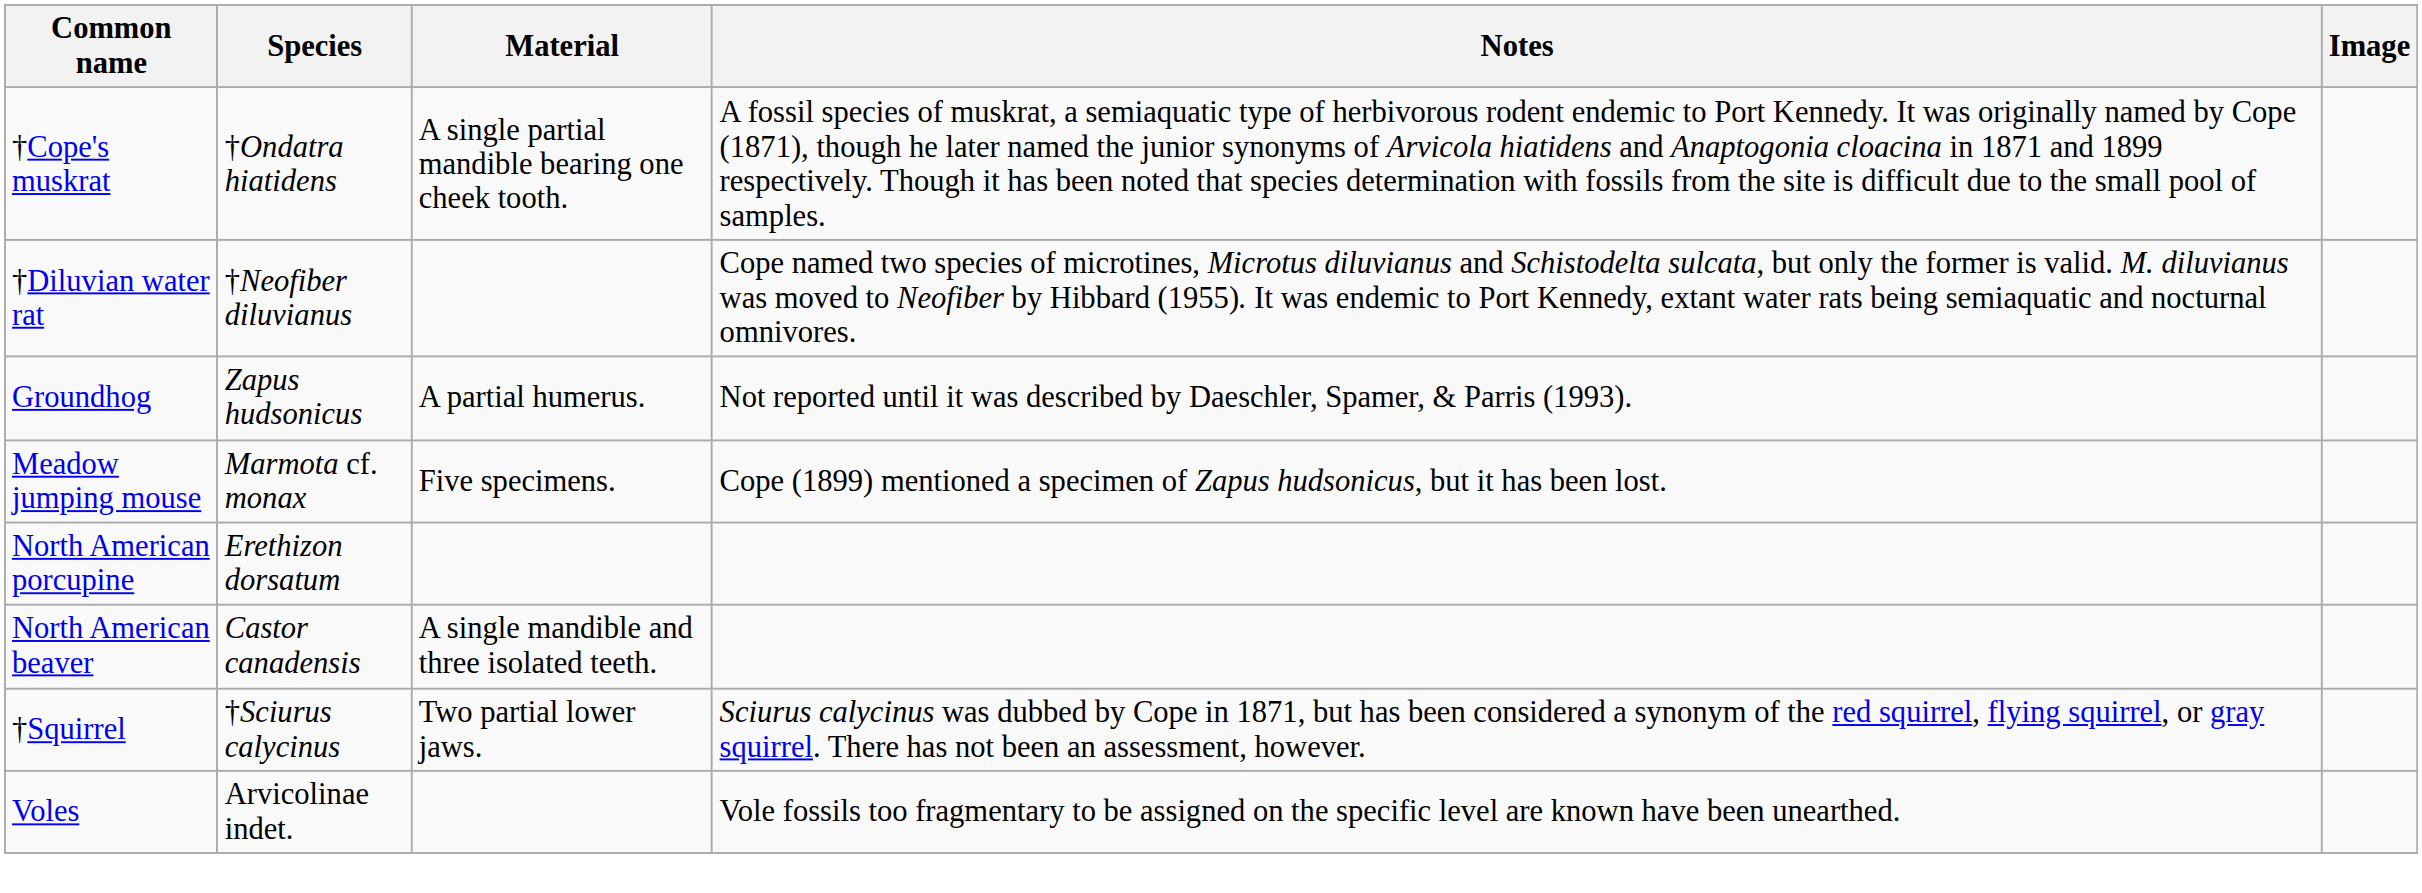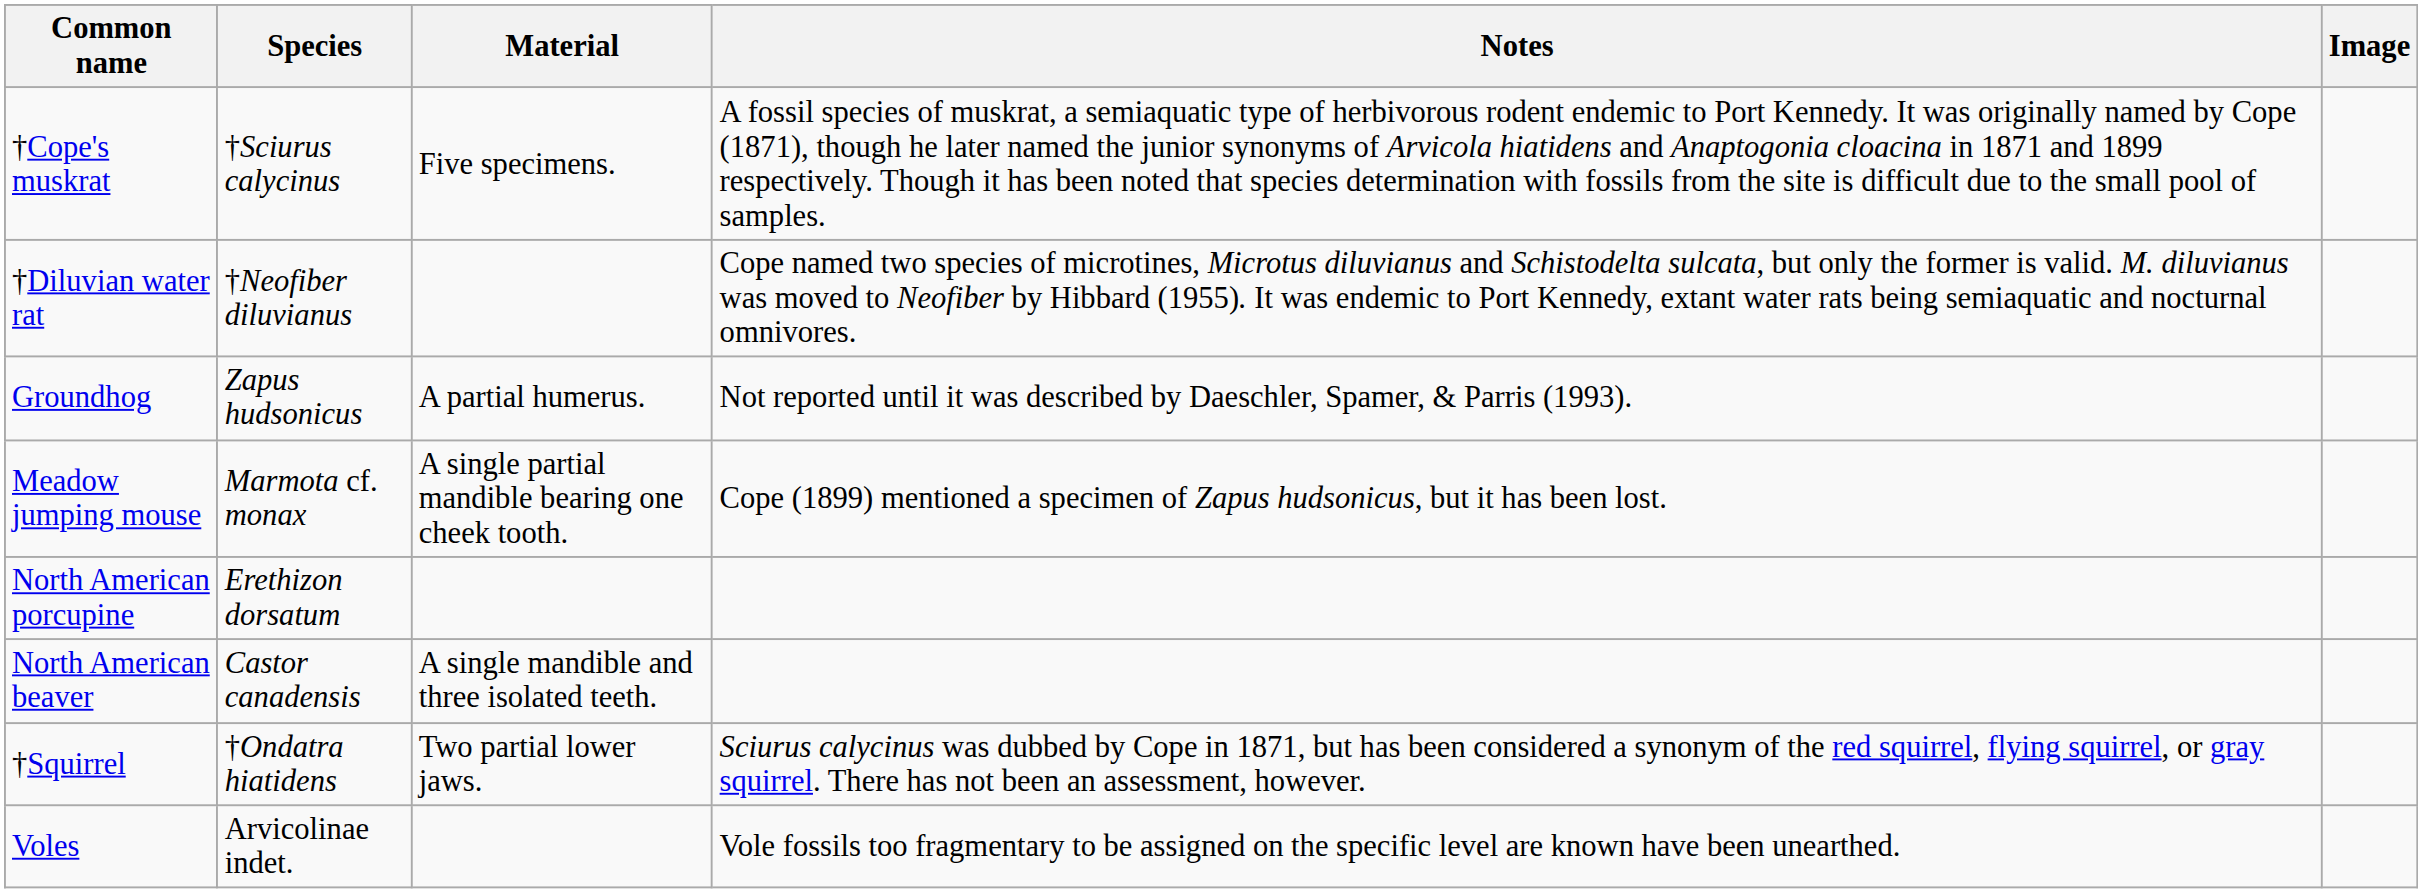(284, 163) †Ondatra hiatidens -> (282, 163) †Sciurus calycinus
(551, 163) A single partial mandible bearing one cheek tooth. -> (517, 163) Five specimens.
(517, 480) Five specimens. -> (551, 497) A single partial mandible bearing one cheek tooth.
(282, 728) †Sciurus calycinus -> (284, 763) †Ondatra hiatidens
